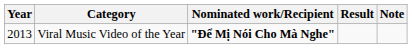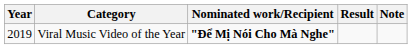(20, 33) 2013 -> (20, 33) 2019
